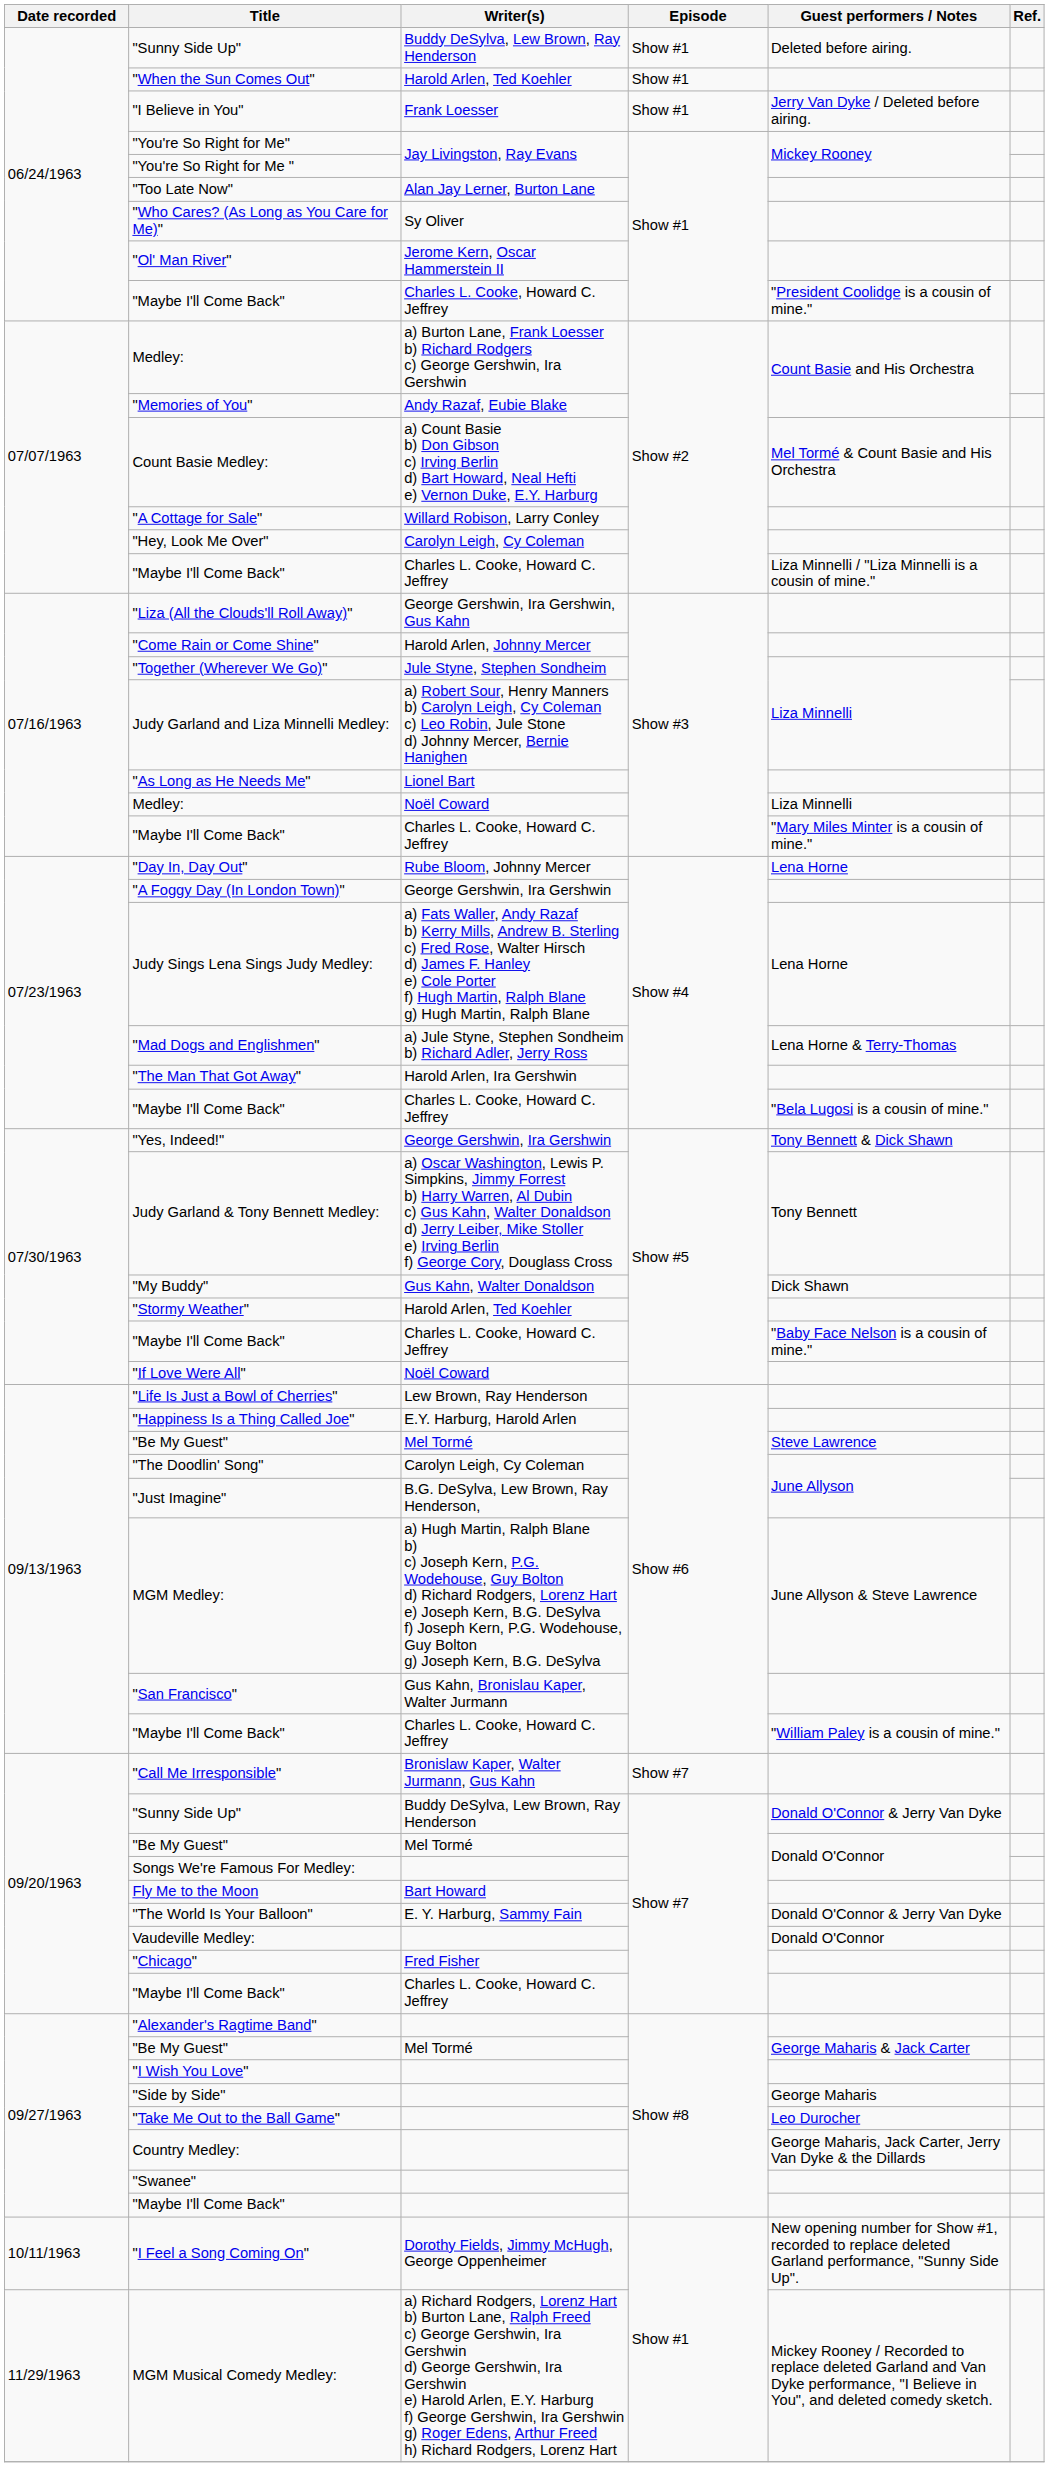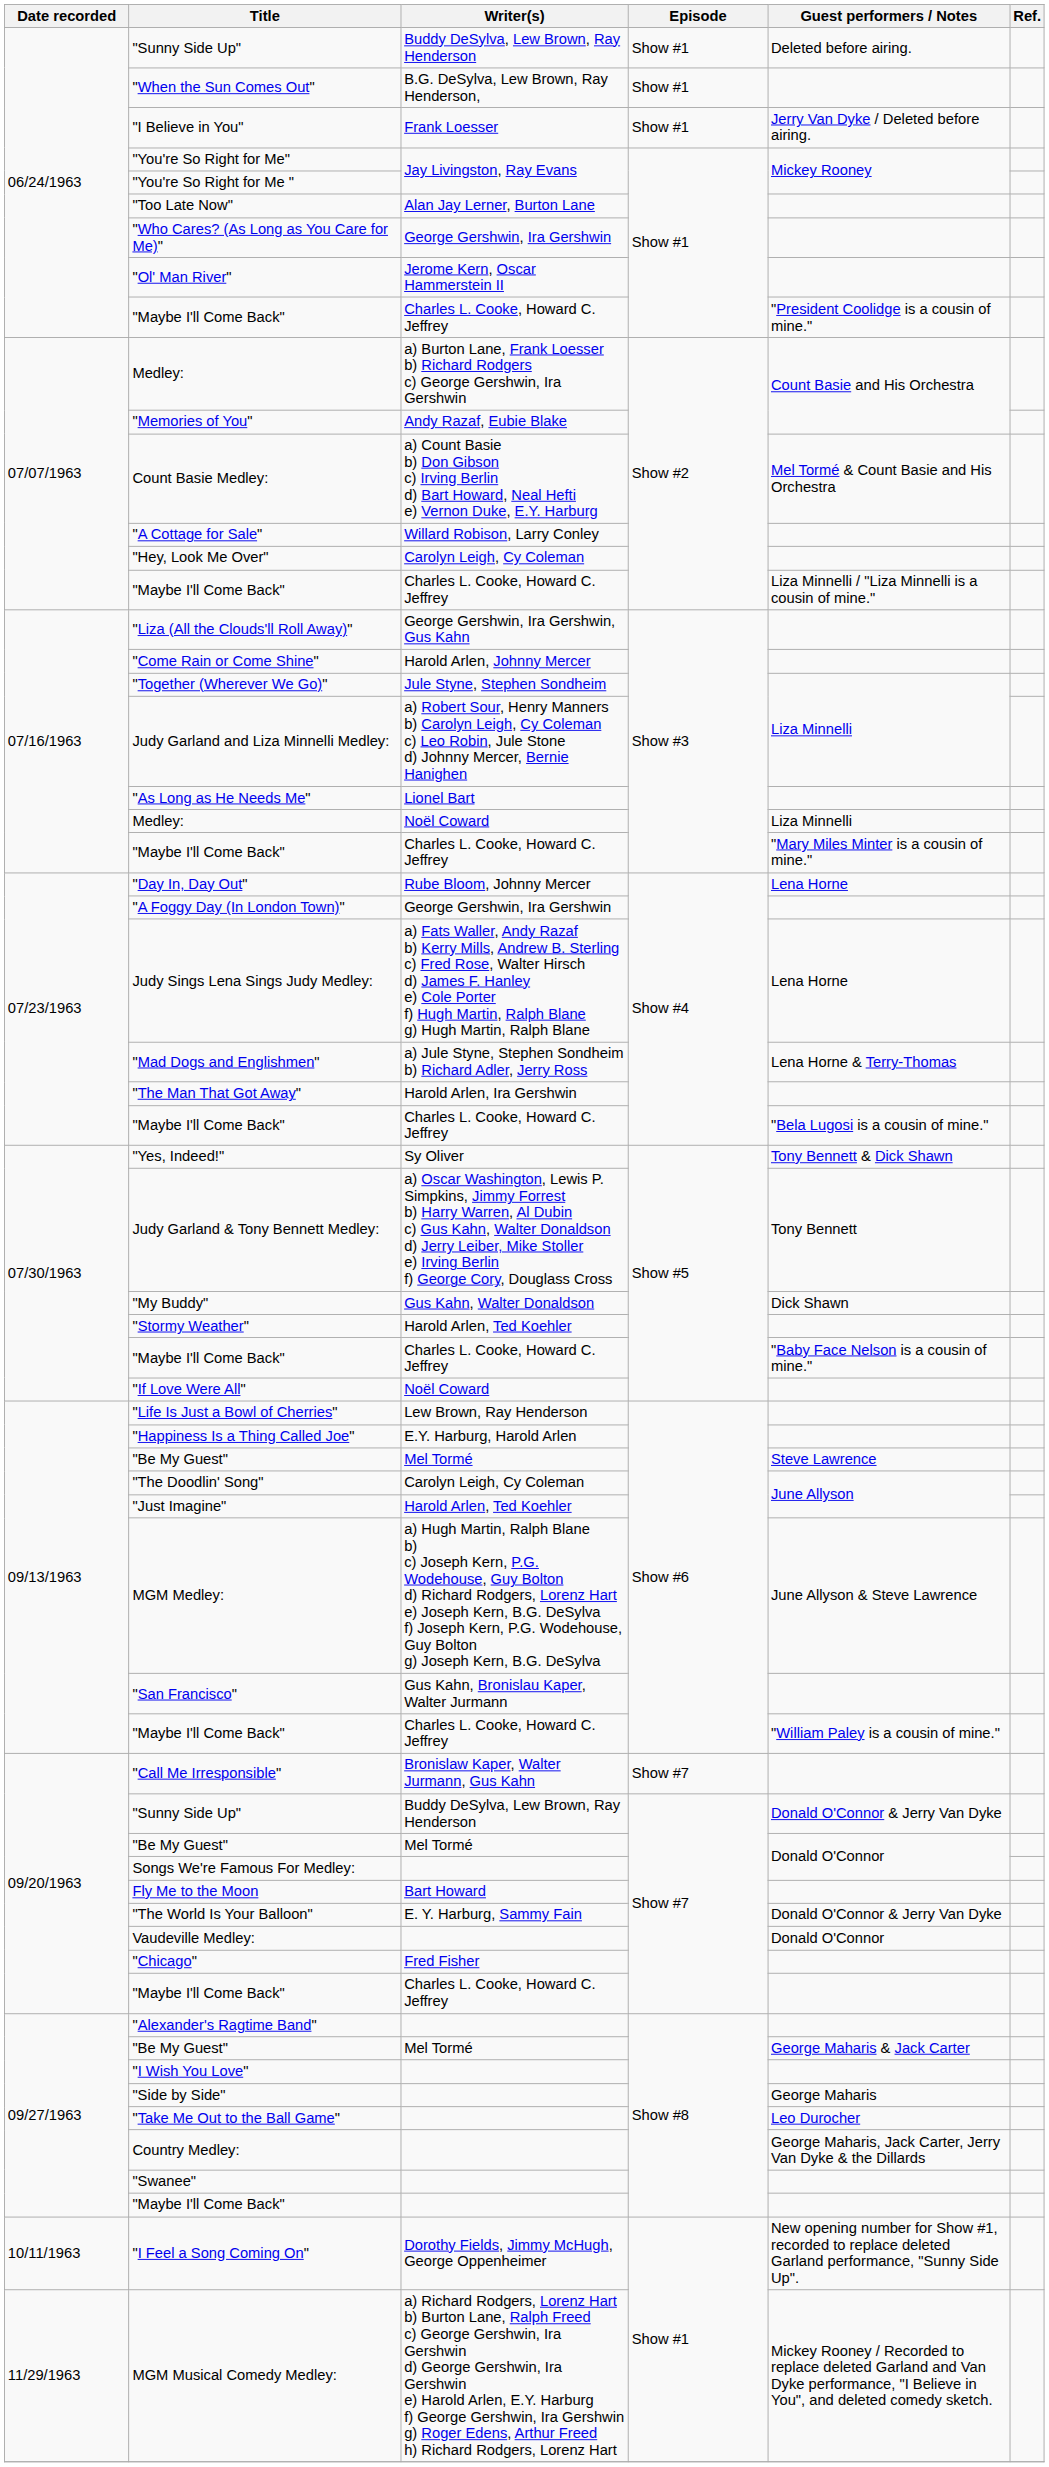(488, 79) Harold Arlen, Ted Koehler -> (506, 87) B.G. DeSylva, Lew Brown, Ray Henderson,
(434, 220) Sy Oliver -> (508, 237) George Gershwin, Ira Gershwin
(508, 1140) George Gershwin, Ira Gershwin -> (434, 1156) Sy Oliver
(506, 1497) B.G. DeSylva, Lew Brown, Ray Henderson, -> (488, 1506) Harold Arlen, Ted Koehler
